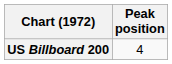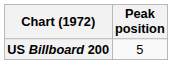(140, 49) 4 -> (140, 49) 5
